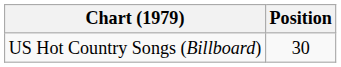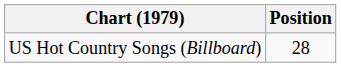(301, 47) 30 -> (301, 47) 28
